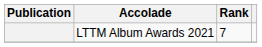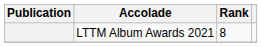(223, 32) 7 -> (223, 32) 8
